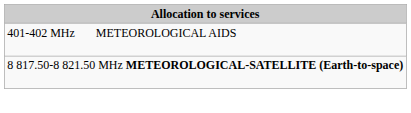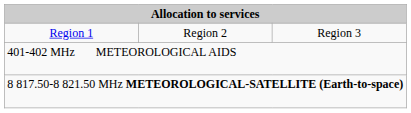+ row: (71, 33)
